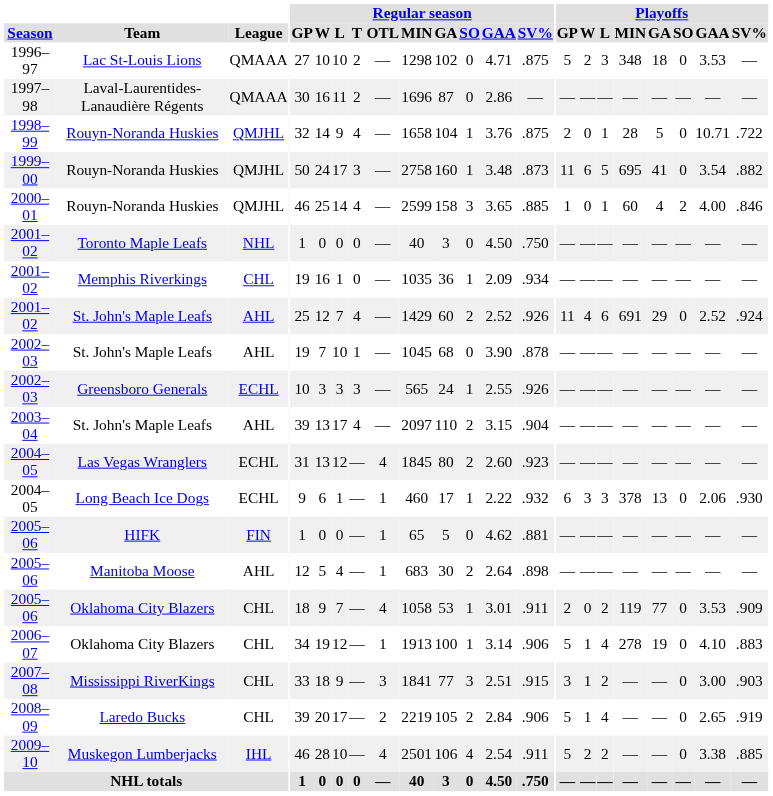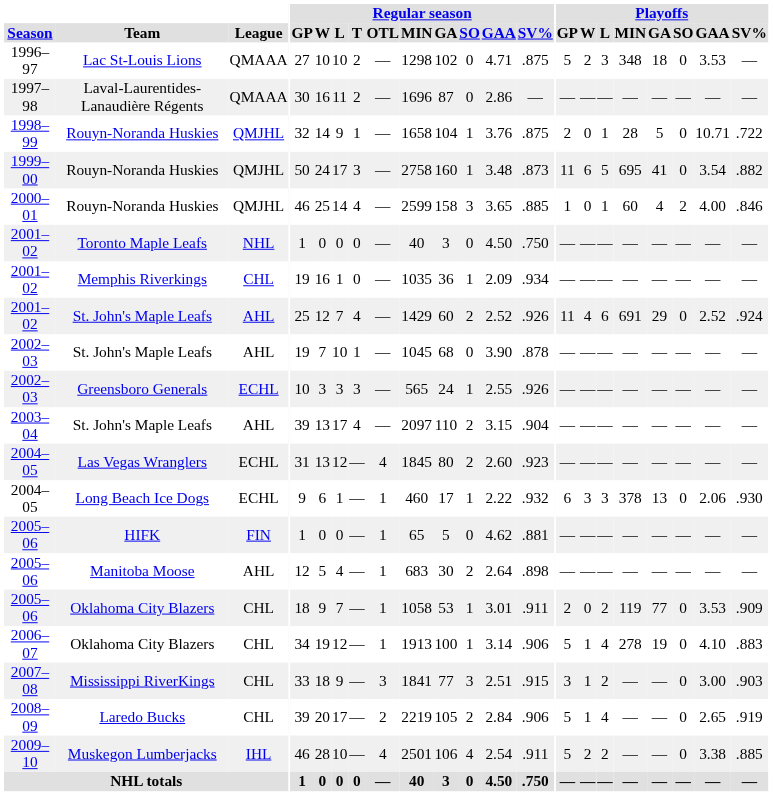(357, 133) 4 -> (357, 133) 1
(383, 607) 4 -> (383, 607) 1
